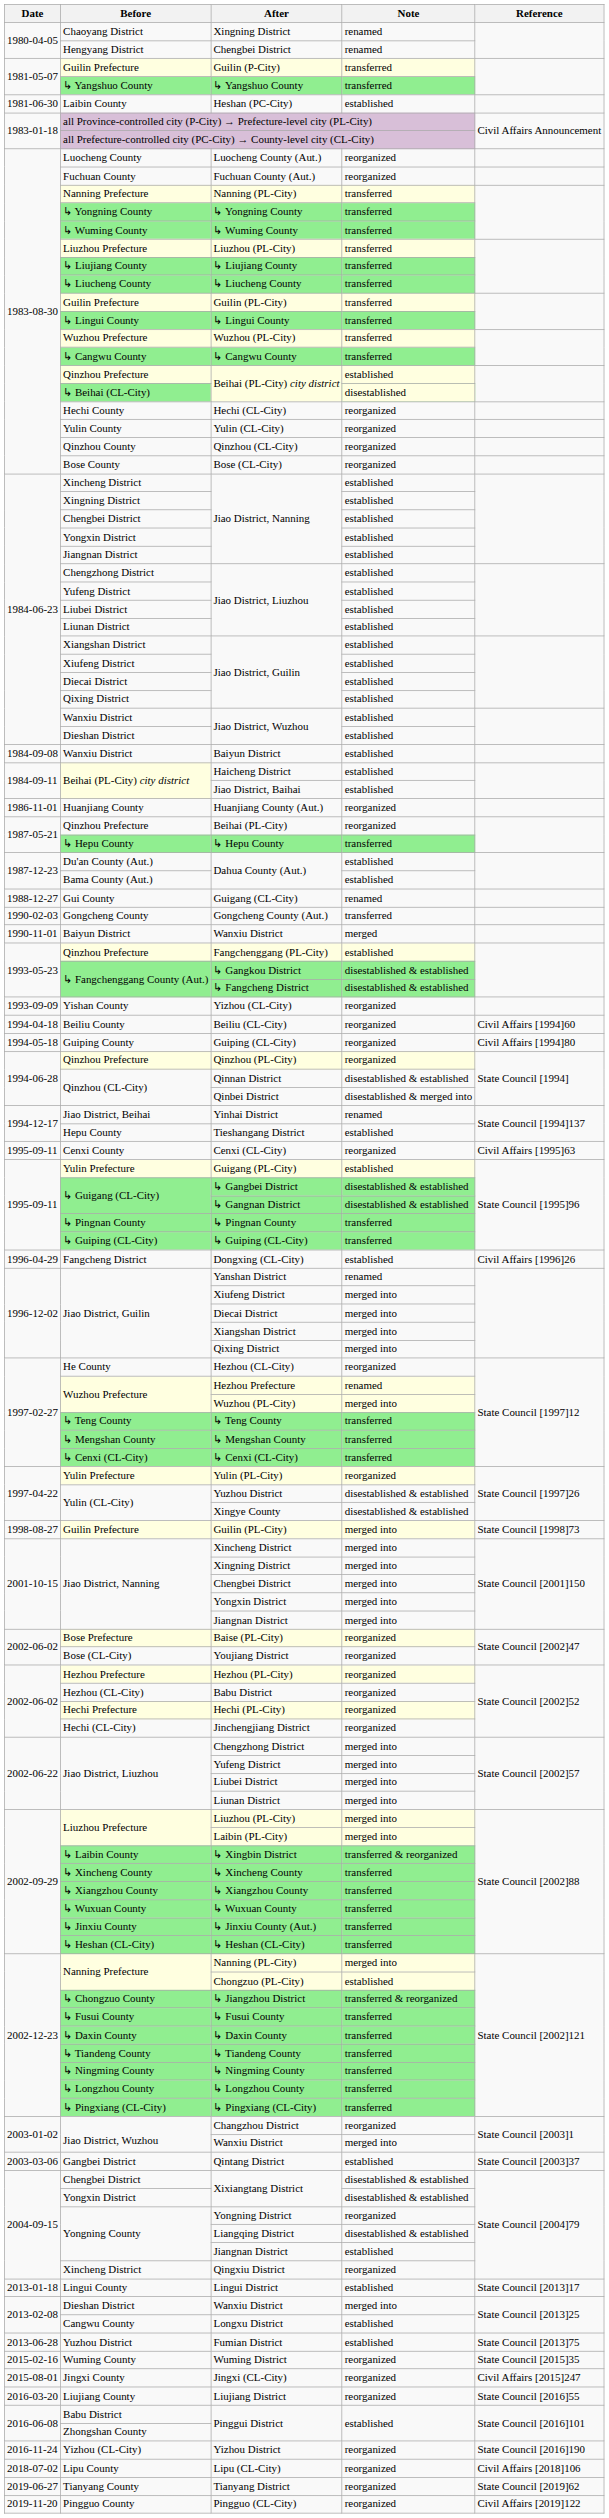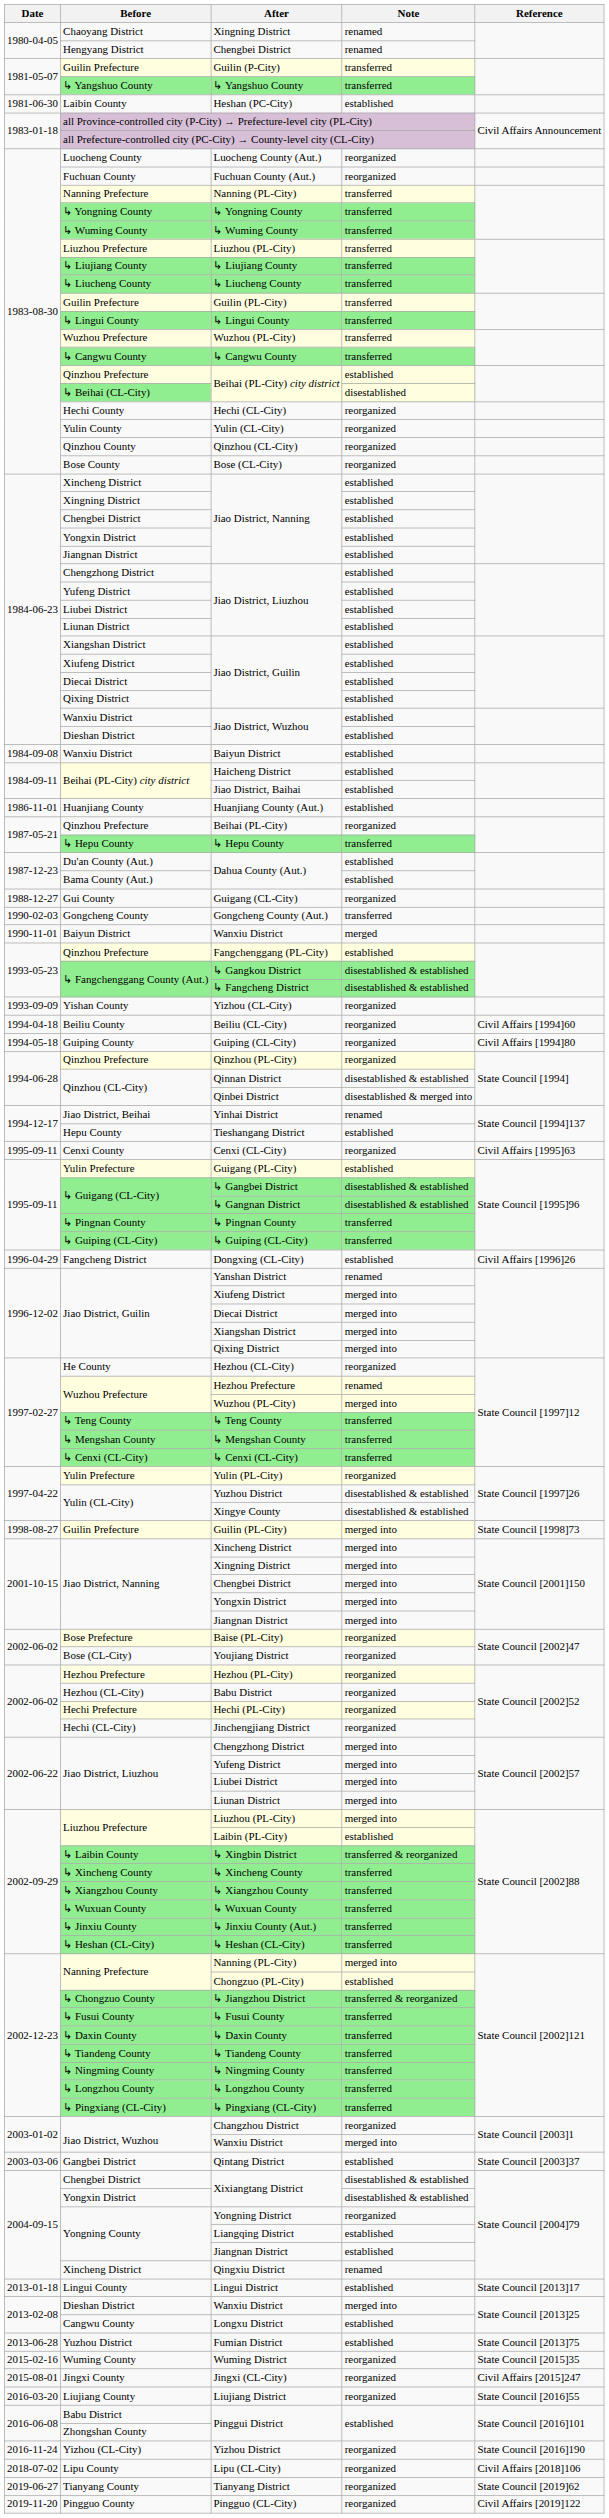(370, 808) reorganized -> (369, 808) established
(363, 898) renamed -> (370, 898) reorganized
(371, 1836) merged into -> (369, 1836) established
(407, 2234) disestablished & established -> (369, 2234) established
(370, 2270) reorganized -> (363, 2270) renamed
